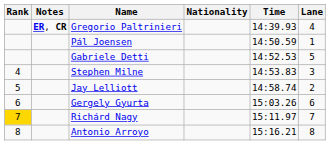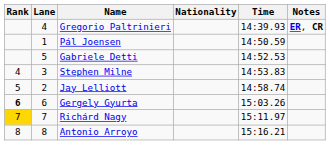columns swapped: (312, 12) <-> (50, 12)
(18, 102) normal -> (18, 102) bold
